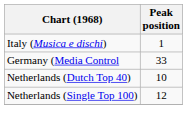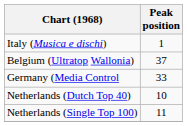+ row: (70, 60)
(161, 95) 12 -> (161, 113) 11
